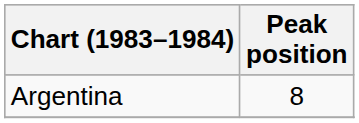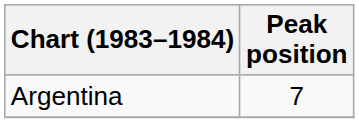(297, 95) 8 -> (297, 95) 7
